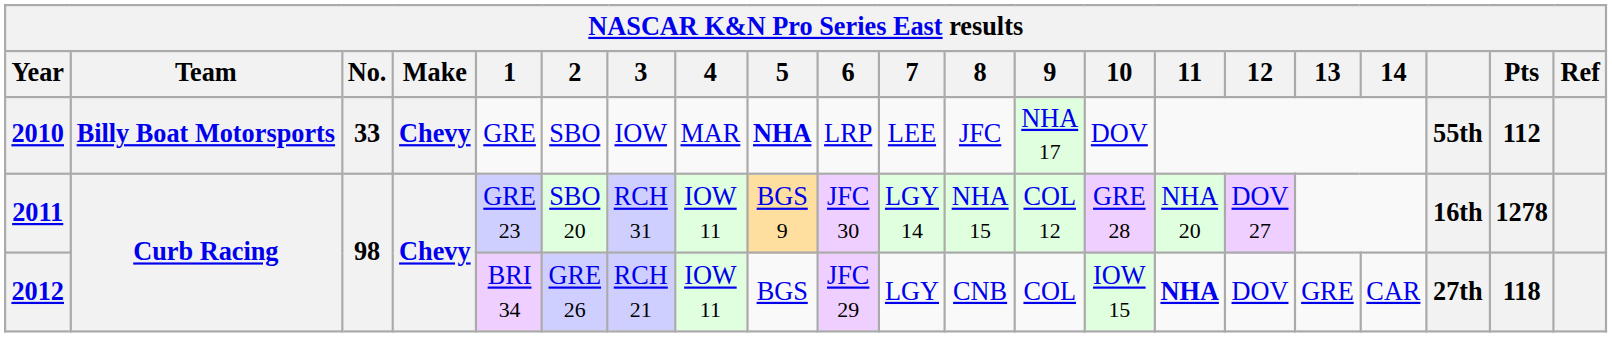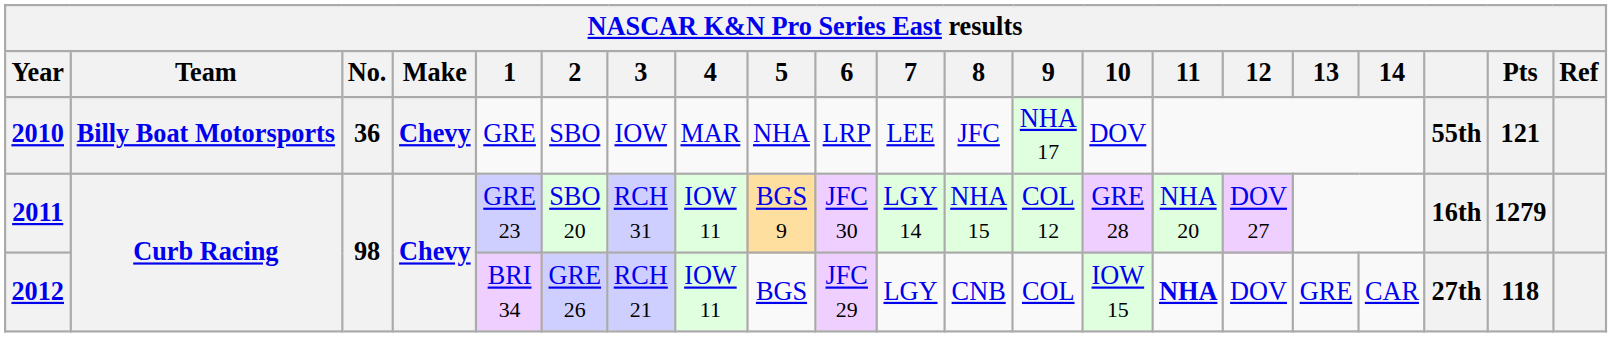(367, 134) 33 -> (367, 134) 36
(782, 134) bold -> (781, 134) normal
(1522, 134) 112 -> (1520, 134) 121
(1522, 213) 1278 -> (1520, 213) 1279
